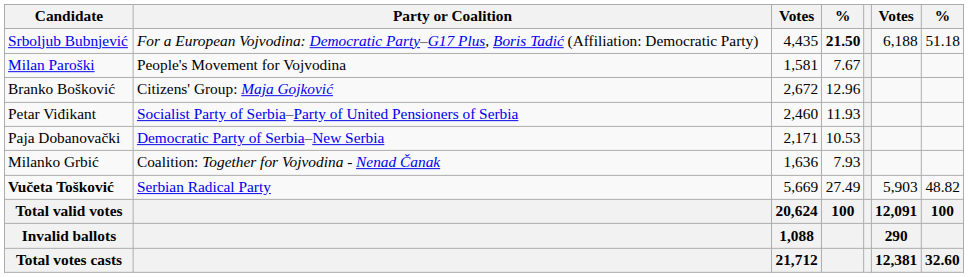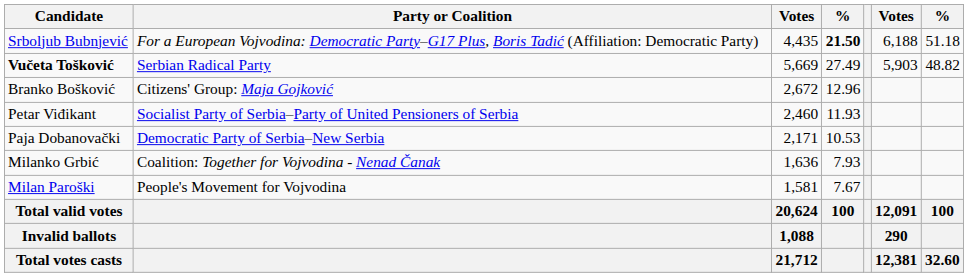rows swapped: (61, 187) <-> (51, 65)
